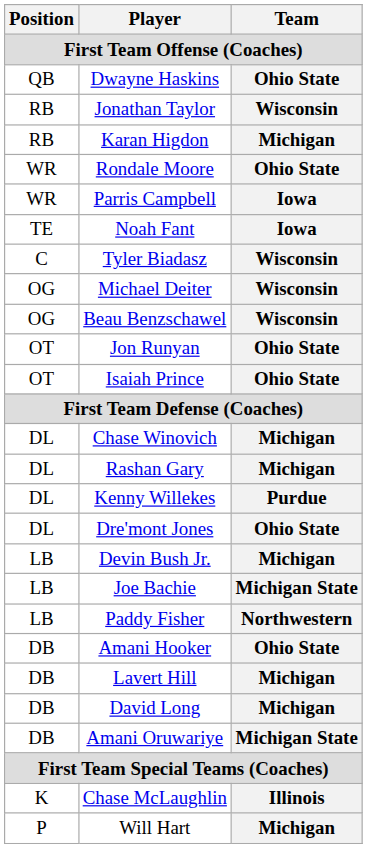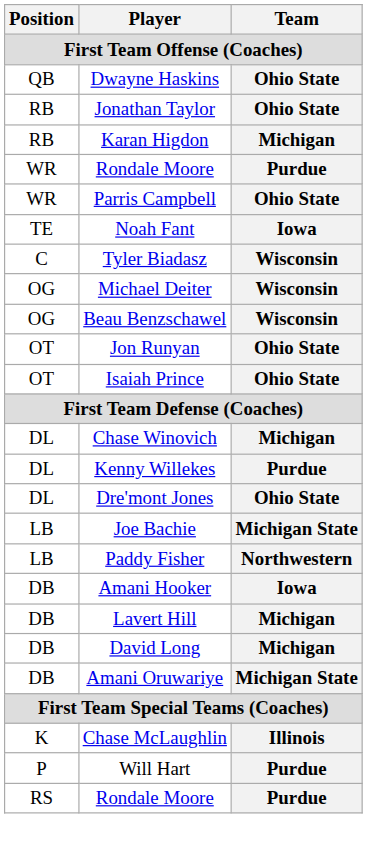(297, 109) Wisconsin -> (297, 109) Ohio State
(297, 169) Ohio State -> (297, 169) Purdue
(297, 199) Iowa -> (297, 199) Ohio State
- row: (41, 468)
- row: (41, 558)
(297, 648) Ohio State -> (297, 588) Iowa
(297, 827) Michigan -> (297, 768) Purdue
+ row: (41, 797)
